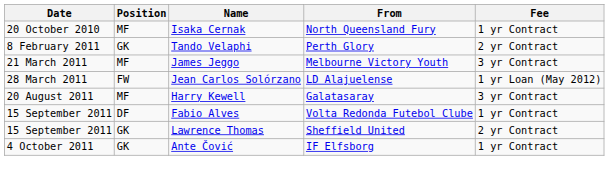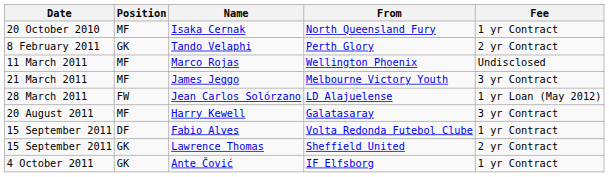+ row: (205, 63)
